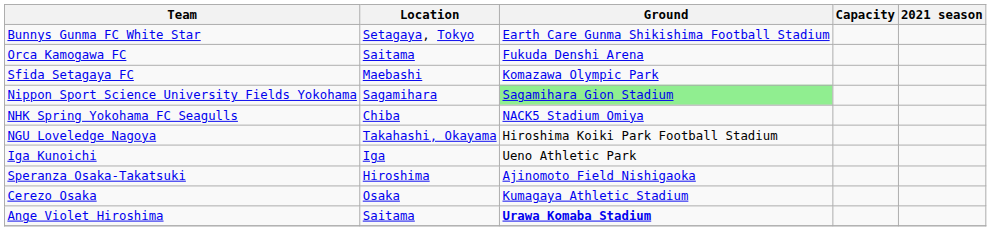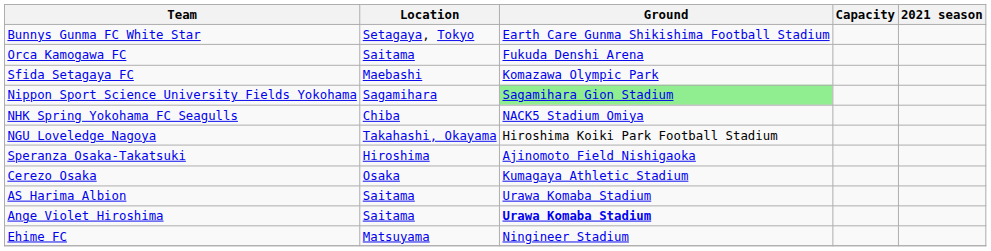- row: (52, 155)
+ row: (67, 196)
+ row: (37, 236)
